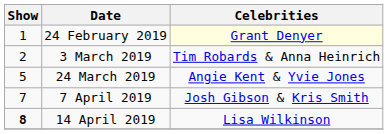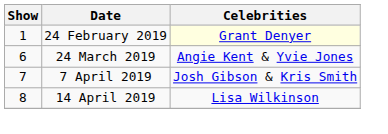- row: (106, 56)
(23, 77) 5 -> (23, 56) 6
(23, 119) bold -> (23, 98) normal
